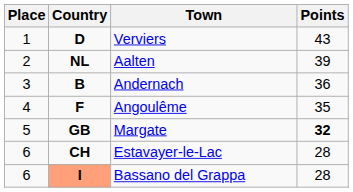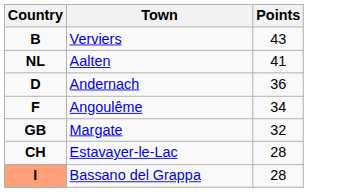- column: (27, 15)
(80, 38) D -> (35, 38) B
(323, 61) 39 -> (278, 61) 41
(80, 84) B -> (35, 84) D
(323, 107) 35 -> (278, 107) 34
(323, 130) bold -> (278, 130) normal
